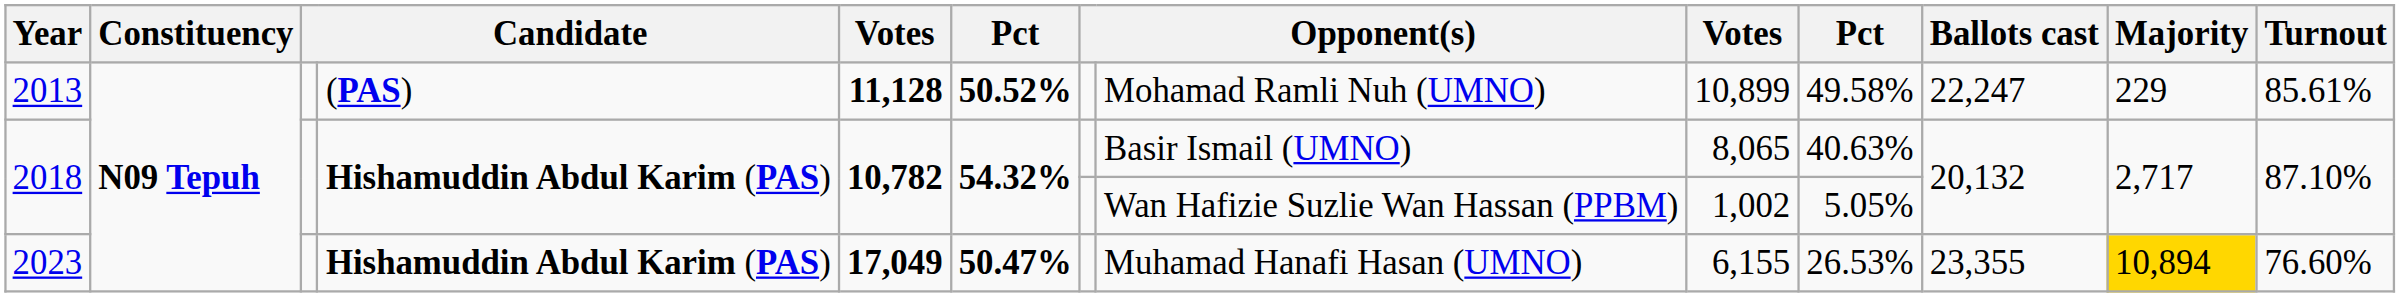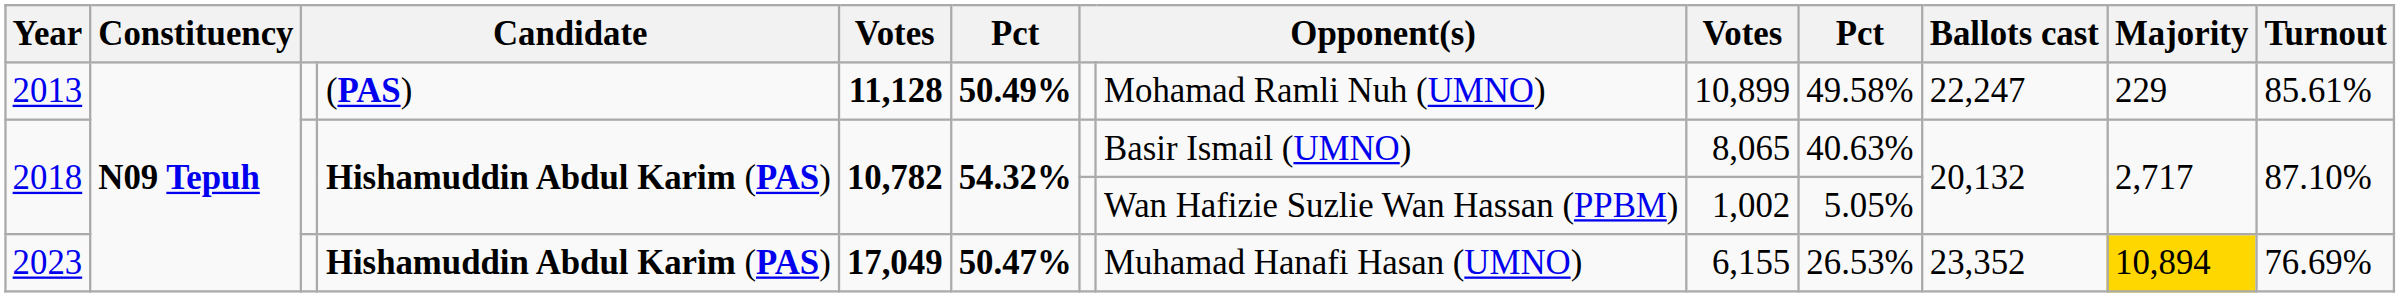(1015, 90) 50.52% -> (1015, 90) 50.49%
(1978, 262) 23,355 -> (1978, 262) 23,352
(2318, 262) 76.60% -> (2318, 262) 76.69%
